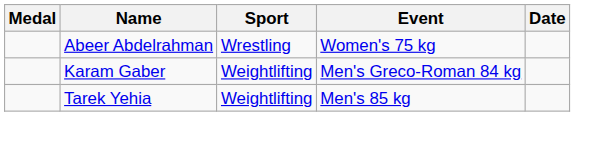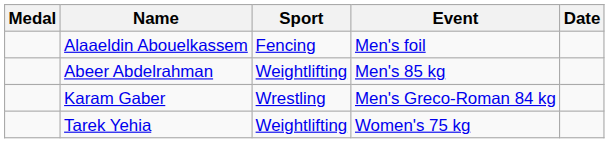+ row: (156, 45)
(256, 45) Wrestling -> (301, 72) Weightlifting
(378, 45) Women's 75 kg -> (400, 72) Men's 85 kg
(267, 72) Weightlifting -> (291, 98) Wrestling
(366, 98) Men's 85 kg -> (413, 125) Women's 75 kg
